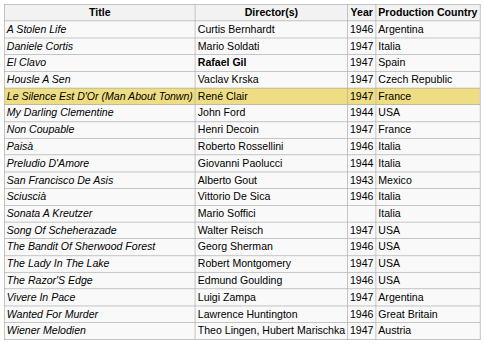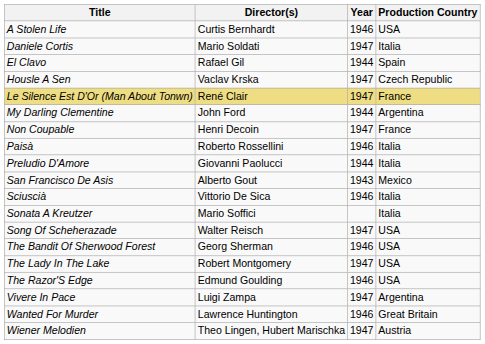(401, 29) Argentina -> (389, 29) USA
(222, 63) bold -> (221, 63) normal
(362, 63) 1947 -> (362, 63) 1944
(389, 113) USA -> (401, 113) Argentina
